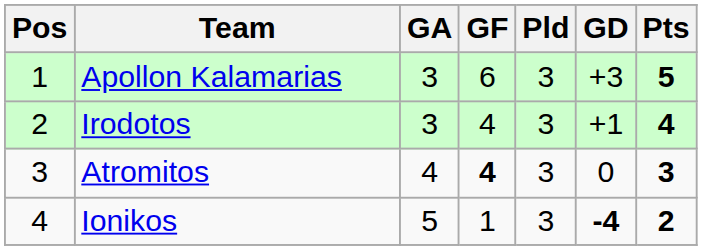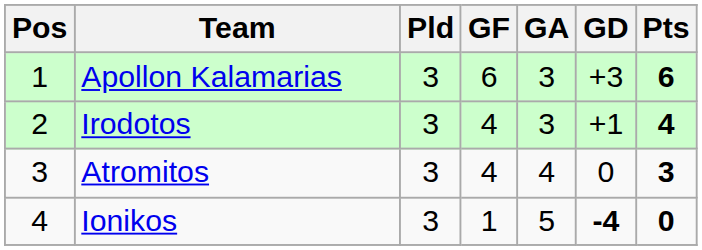columns swapped: (546, 28) <-> (430, 28)
(666, 76) 5 -> (666, 76) 6
(487, 172) bold -> (489, 172) normal
(666, 220) 2 -> (666, 220) 0
